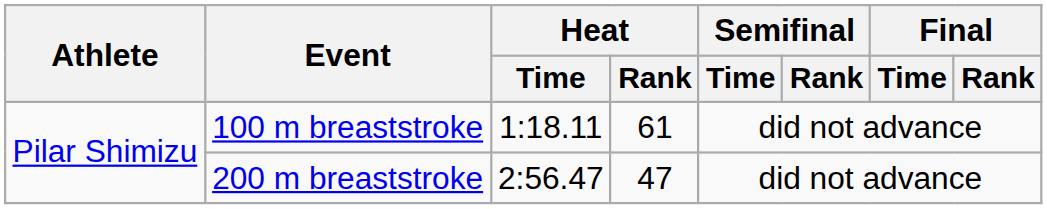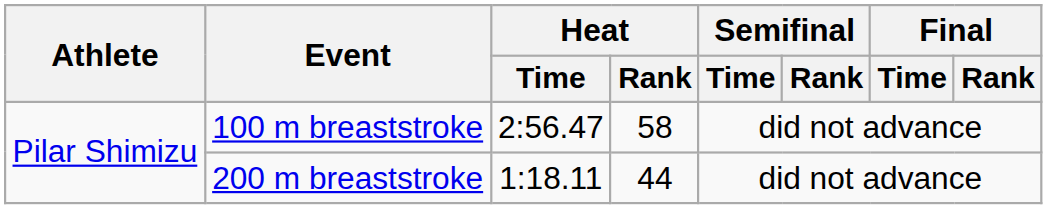(551, 128) 1:18.11 -> (551, 128) 2:56.47
(655, 128) 61 -> (655, 128) 58
(551, 178) 2:56.47 -> (551, 178) 1:18.11
(655, 178) 47 -> (655, 178) 44
